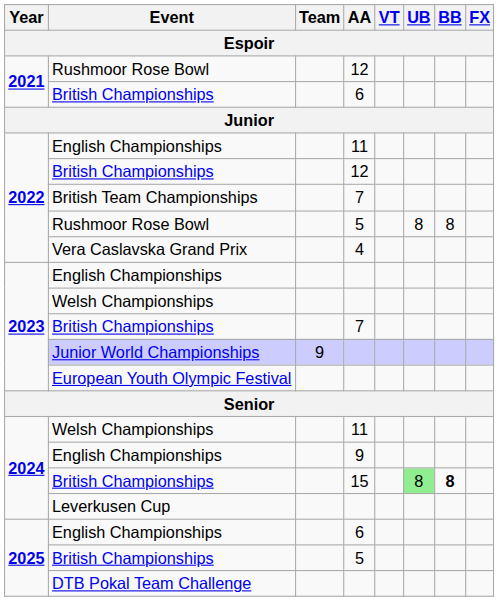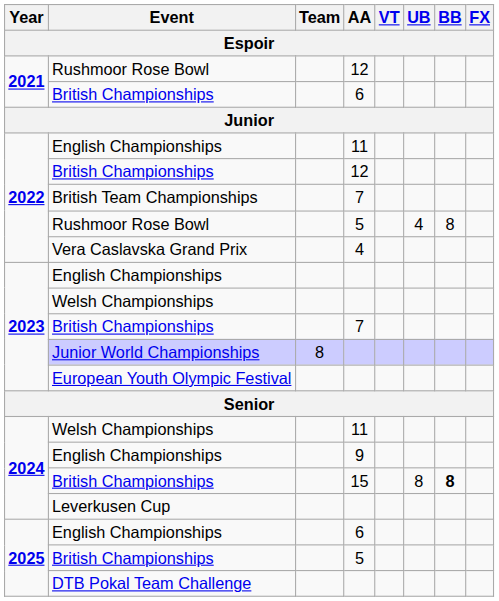(419, 224) 8 -> (419, 224) 4
(320, 352) 9 -> (320, 352) 8
(419, 481) lightgreen background -> (419, 481) no background
